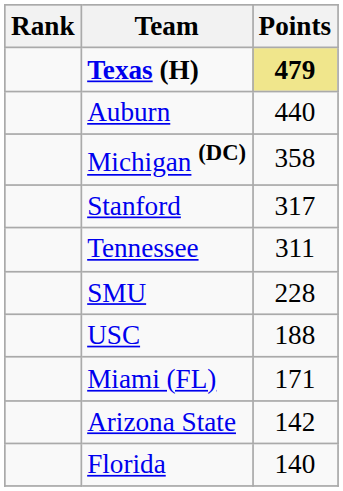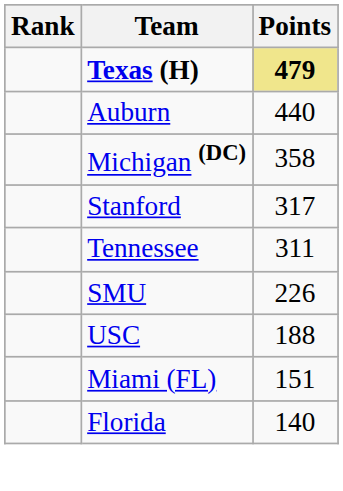(295, 292) 228 -> (295, 292) 226
(295, 378) 171 -> (295, 378) 151
- row: (162, 421)
